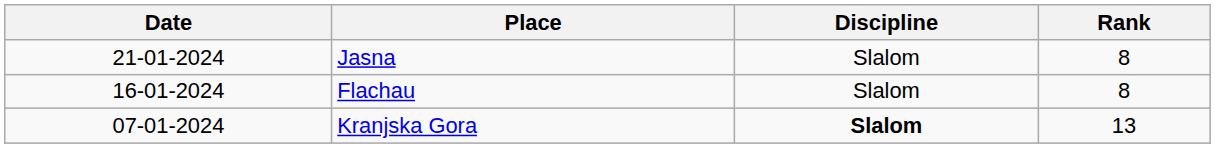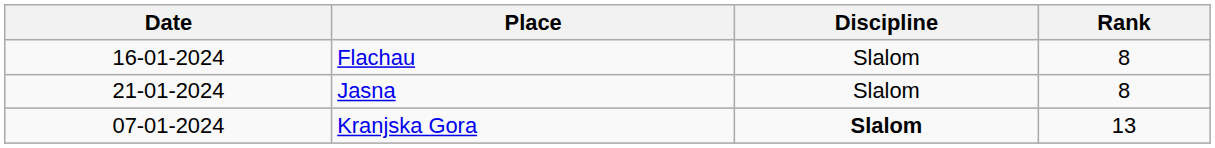rows swapped: (366, 57) <-> (376, 92)
